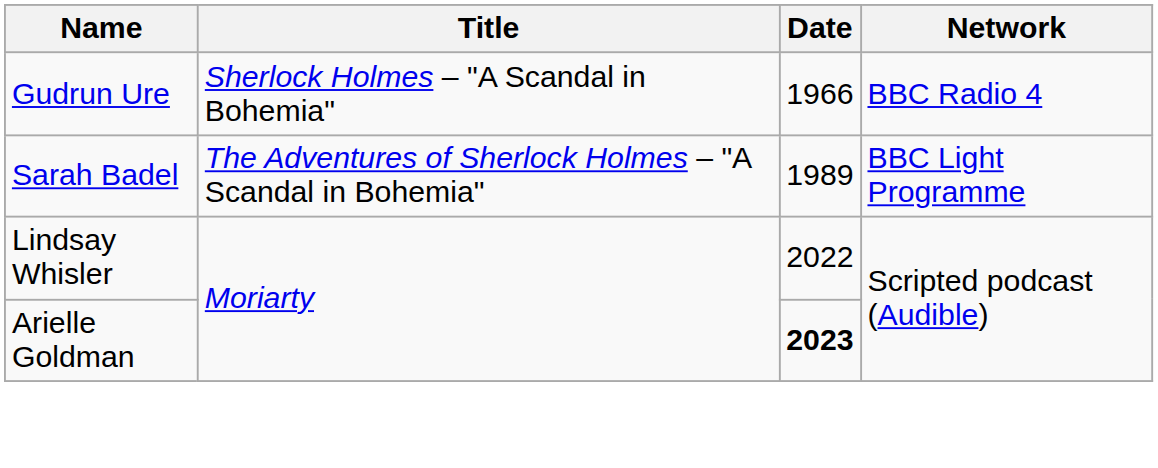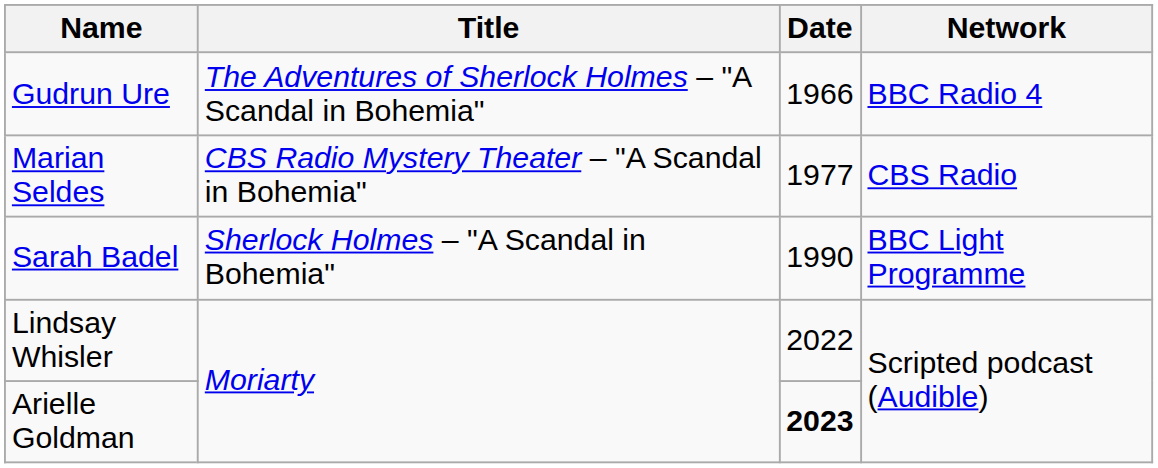(425, 93) Sherlock Holmes – "A Scandal in Bohemia" -> (479, 93) The Adventures of Sherlock Holmes – "A Scandal in Bohemia"
+ row: (58, 175)
(479, 175) The Adventures of Sherlock Holmes – "A Scandal in Bohemia" -> (425, 257) Sherlock Holmes – "A Scandal in Bohemia"
(820, 175) 1989 -> (820, 257) 1990
